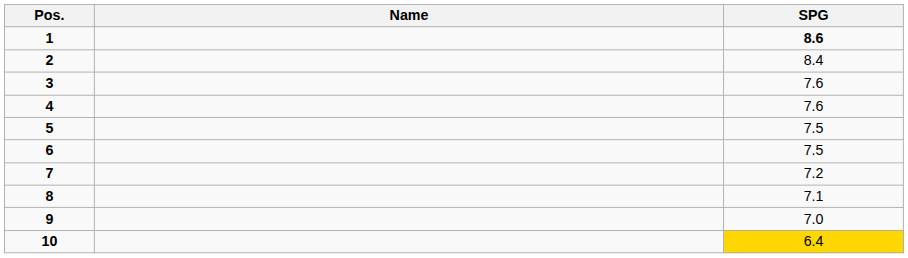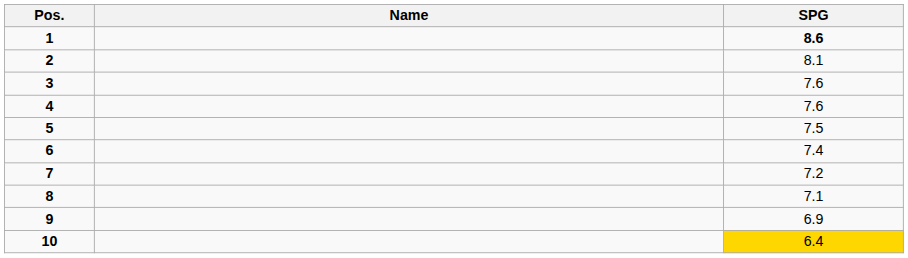(814, 60) 8.4 -> (814, 60) 8.1
(814, 151) 7.5 -> (814, 151) 7.4
(814, 219) 7.0 -> (814, 219) 6.9
